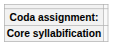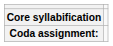rows swapped: (54, 33) <-> (54, 17)
